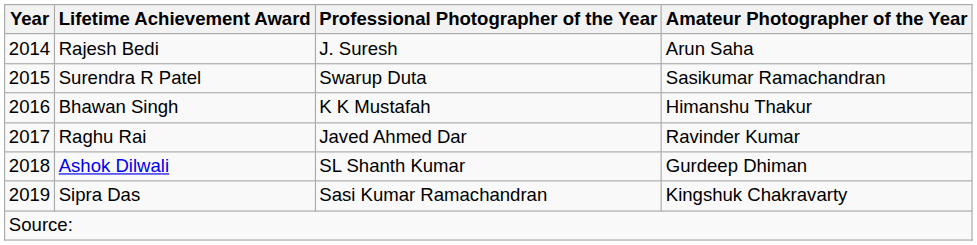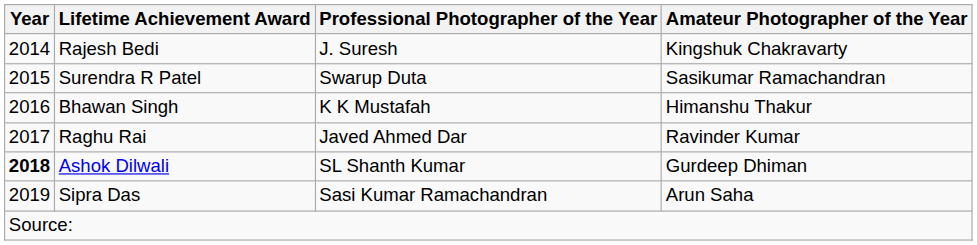(710, 48) Arun Saha -> (757, 48) Kingshuk Chakravarty
(30, 166) normal -> (30, 166) bold
(757, 195) Kingshuk Chakravarty -> (710, 195) Arun Saha
